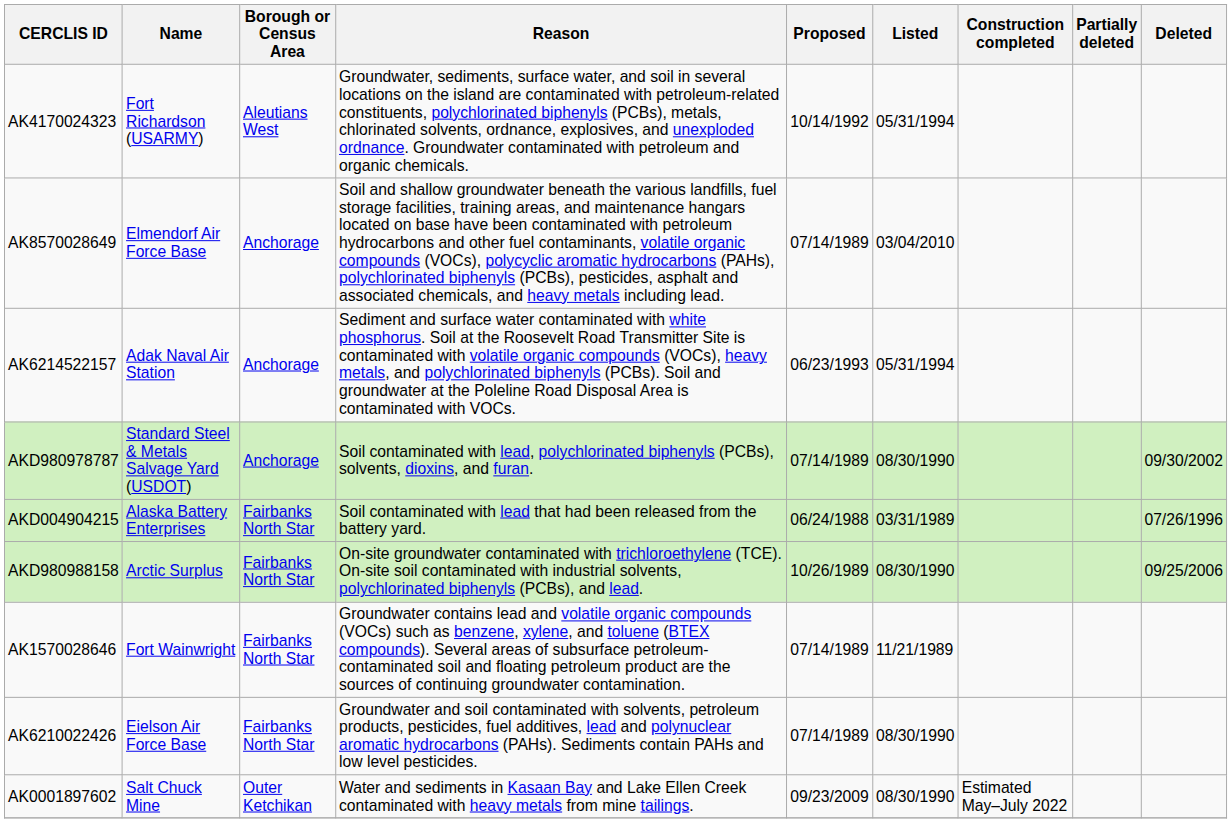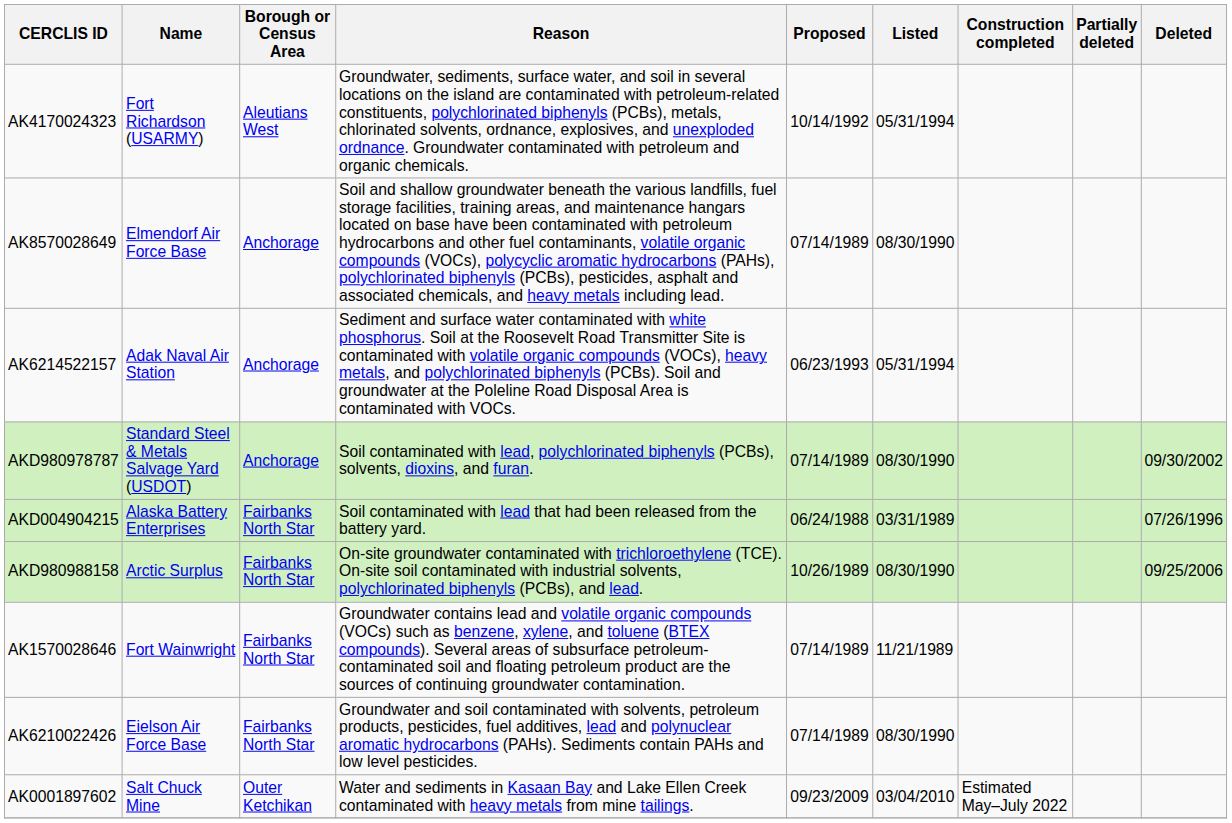(915, 243) 03/04/2010 -> (915, 243) 08/30/1990
(915, 796) 08/30/1990 -> (915, 796) 03/04/2010
